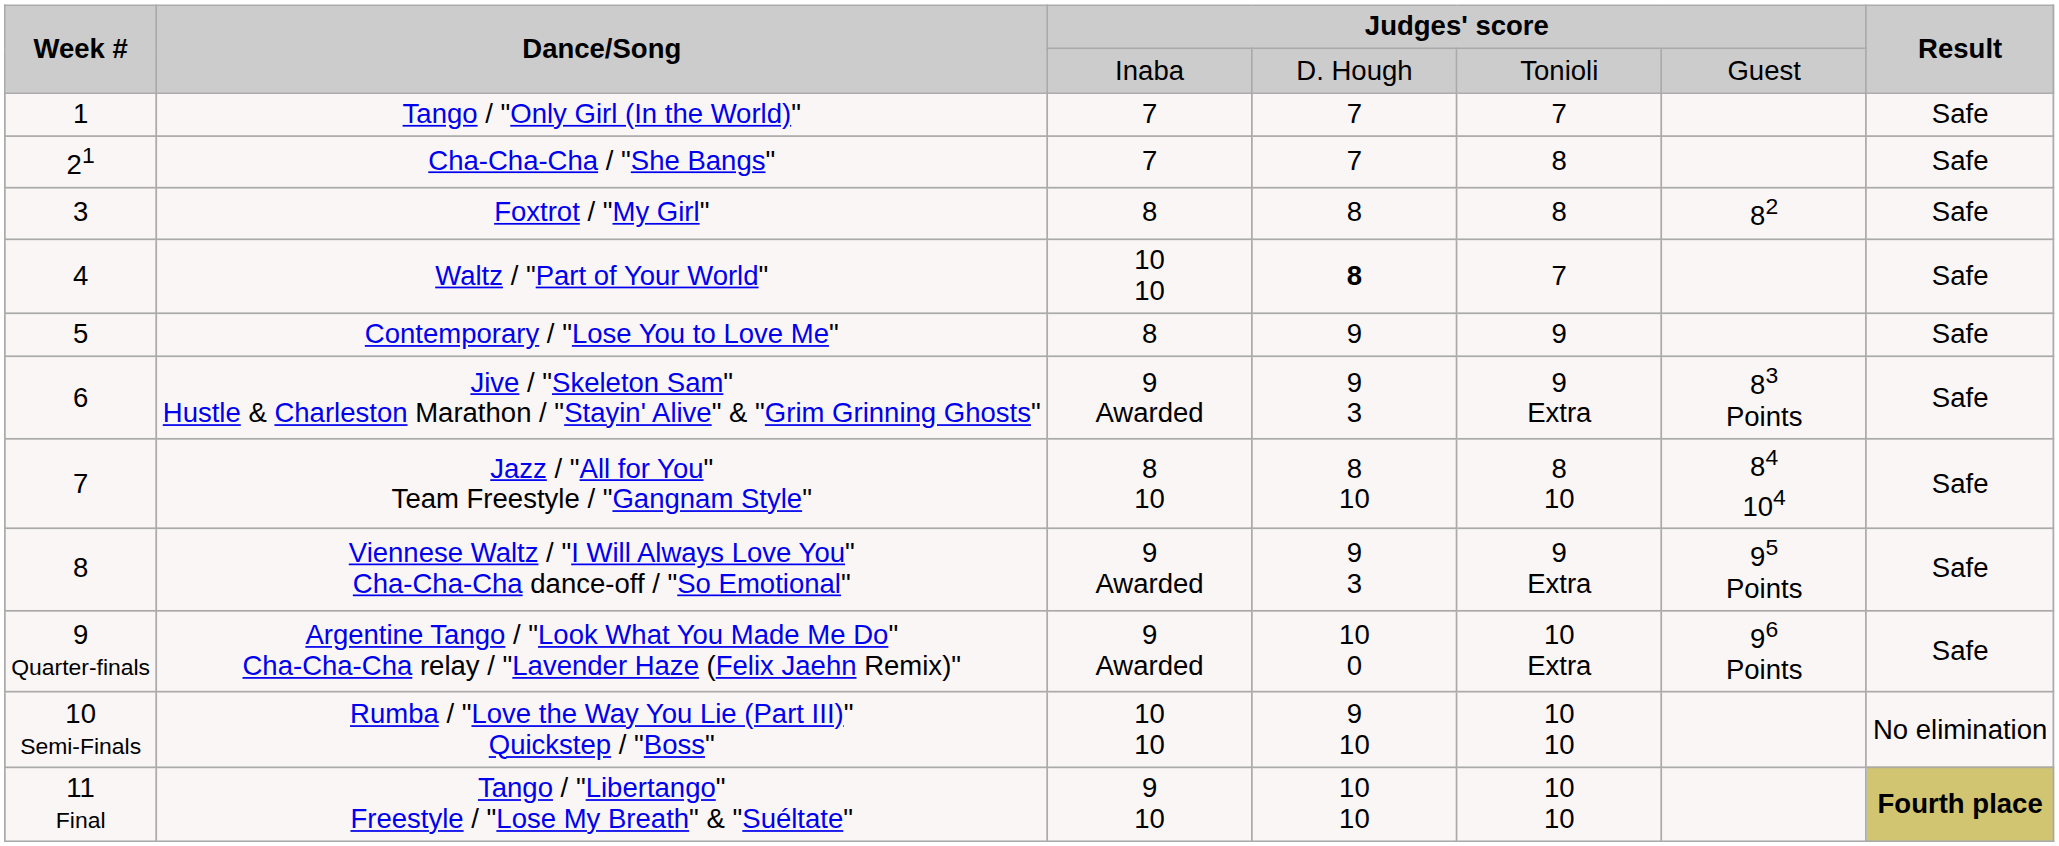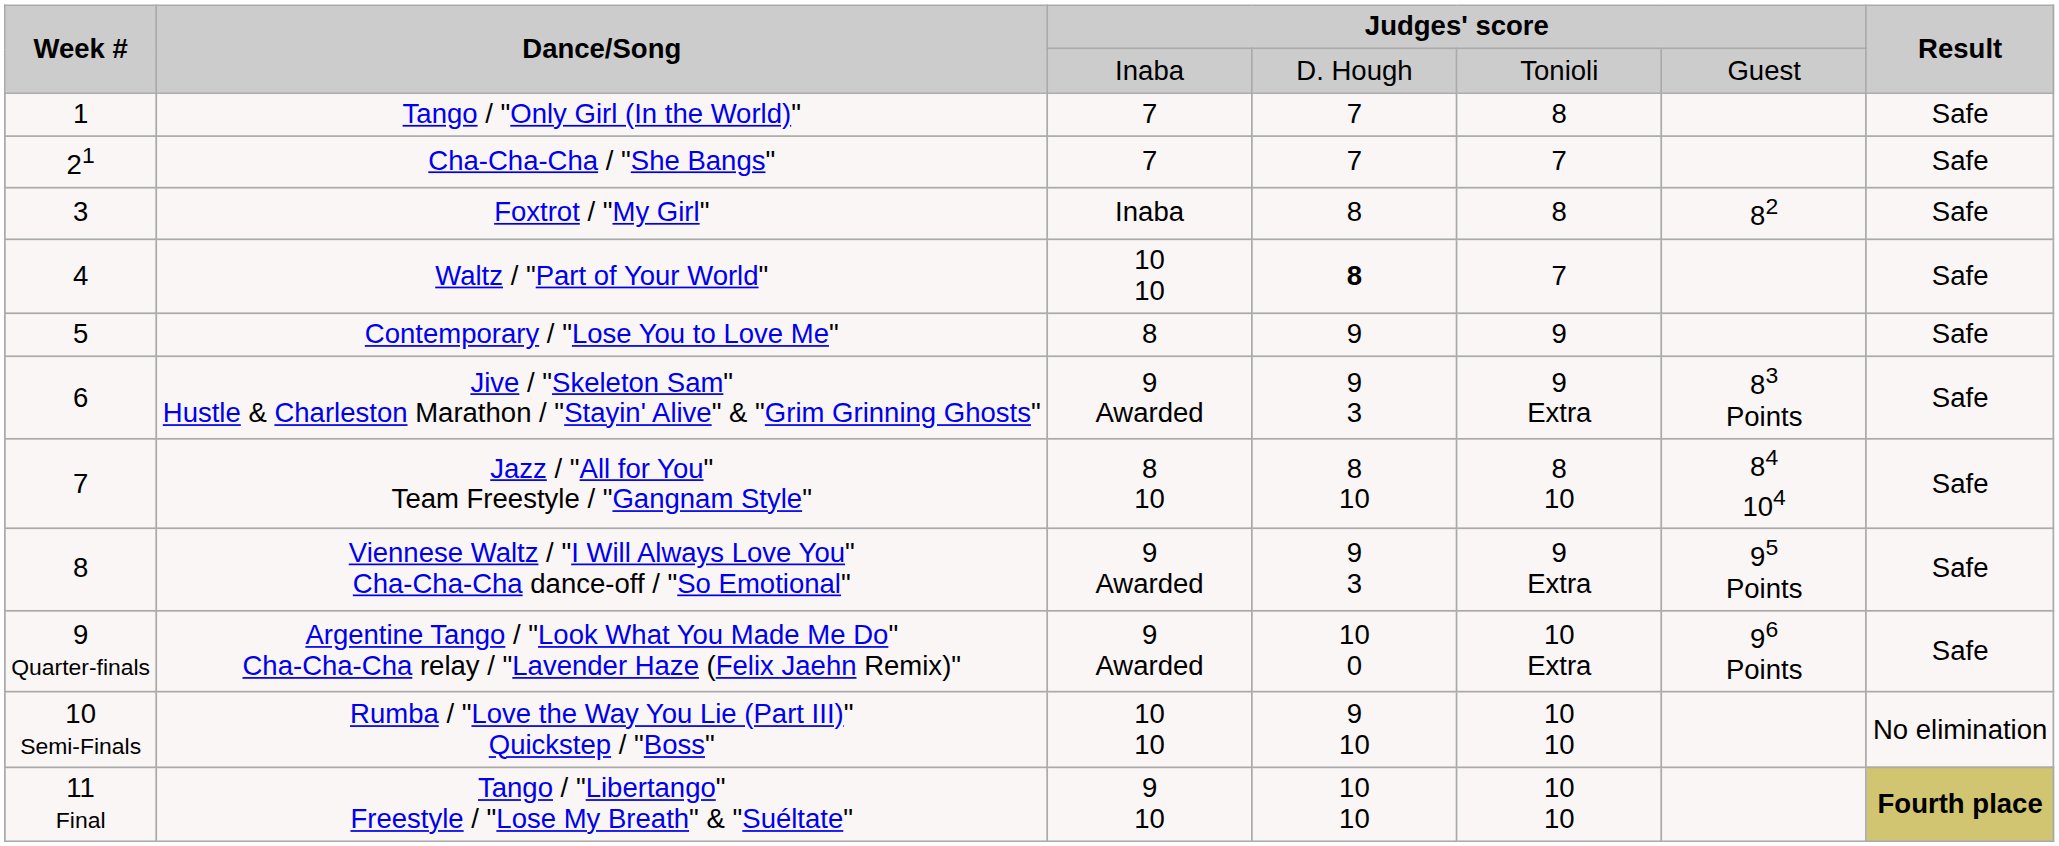(1559, 114) 7 -> (1559, 114) 8
(1559, 161) 8 -> (1559, 161) 7
(1150, 212) 8 -> (1150, 212) Inaba
